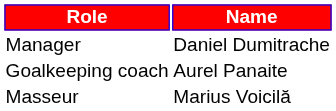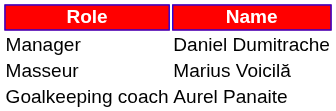rows swapped: (87, 70) <-> (42, 97)
